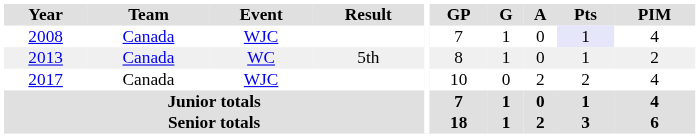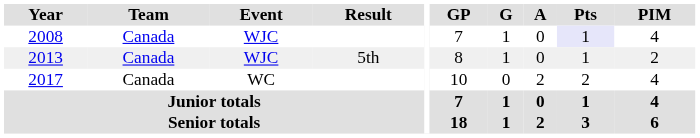(261, 57) WC -> (261, 57) WJC
(261, 79) WJC -> (261, 79) WC
